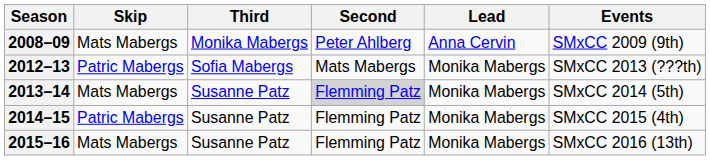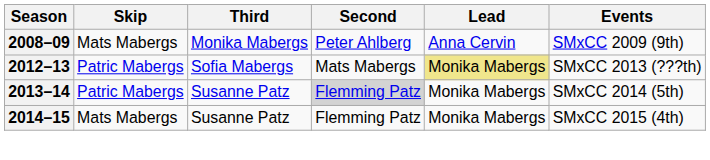(487, 67) no background -> (487, 67) khaki background
(127, 92) Mats Mabergs -> (130, 92) Patric Mabergs
(130, 117) Patric Mabergs -> (127, 117) Mats Mabergs
- row: (39, 142)
